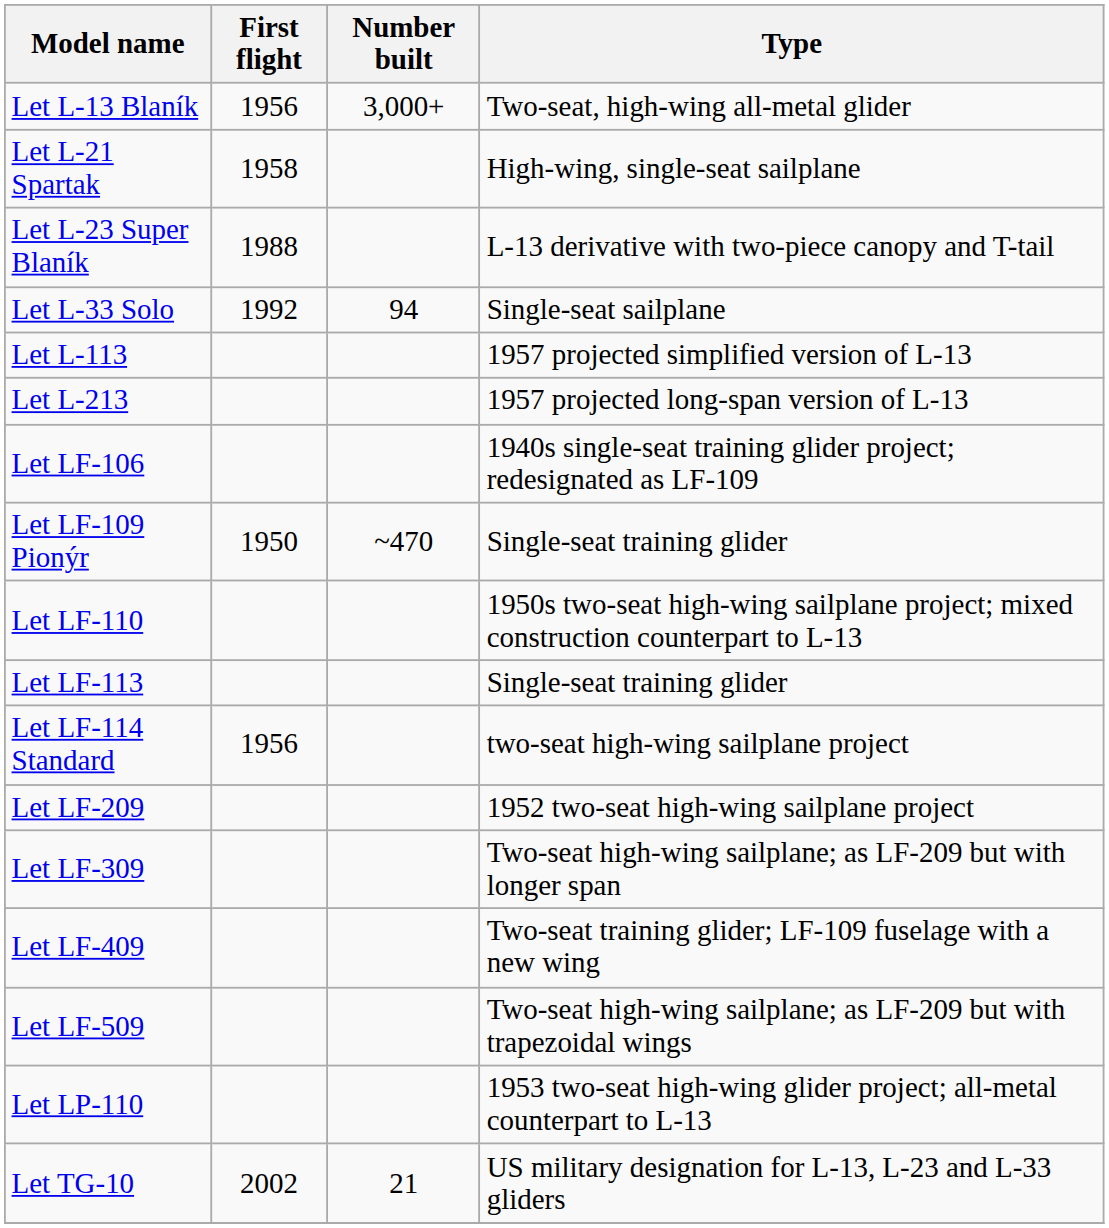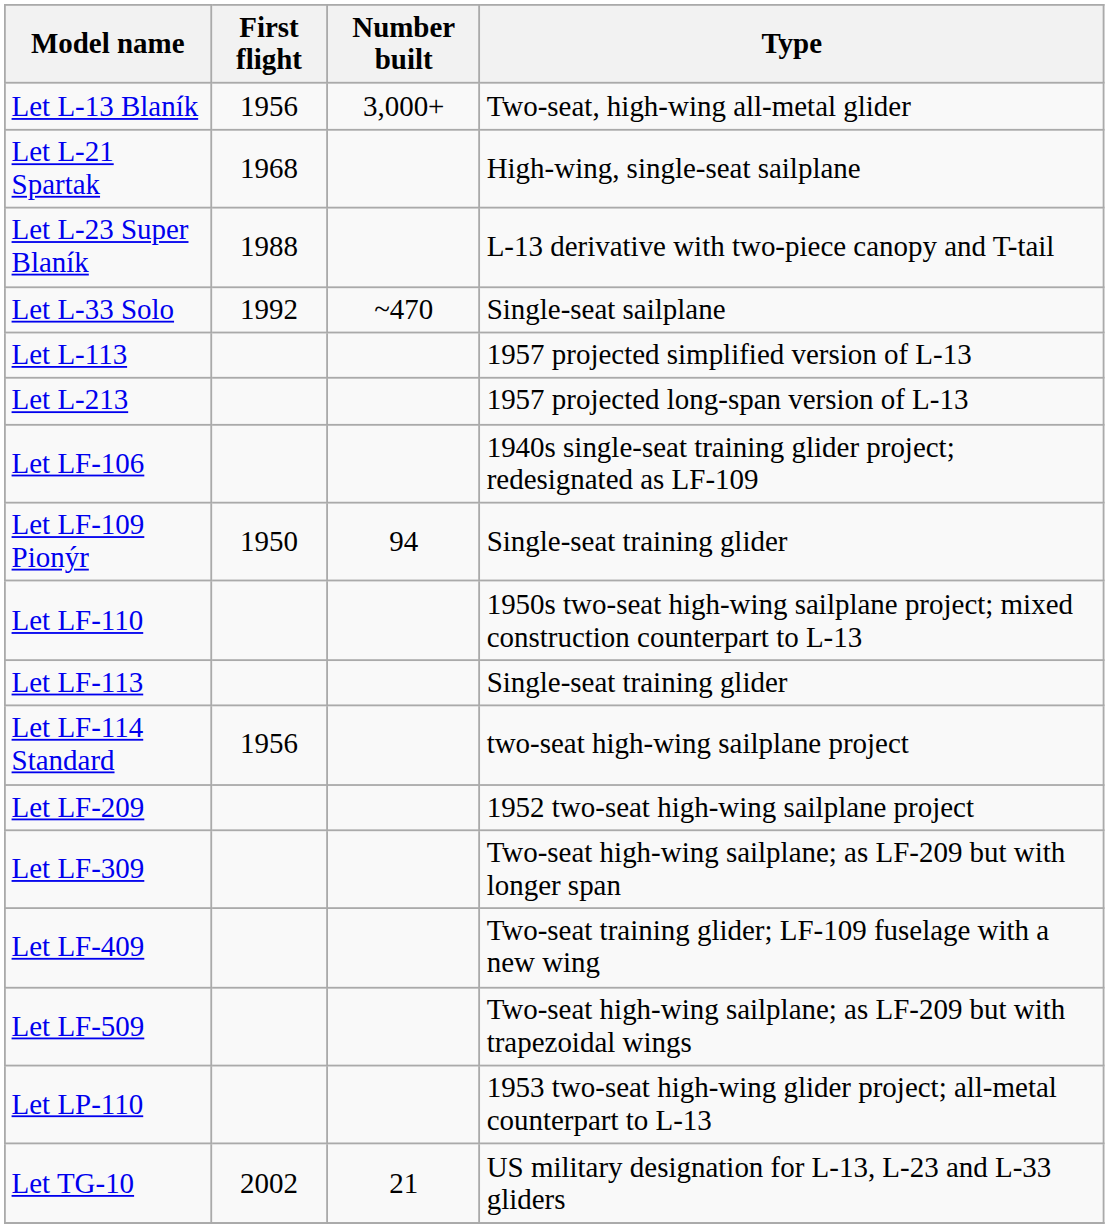(269, 168) 1958 -> (269, 168) 1968
(404, 308) 94 -> (404, 308) ~470
(404, 541) ~470 -> (404, 541) 94
